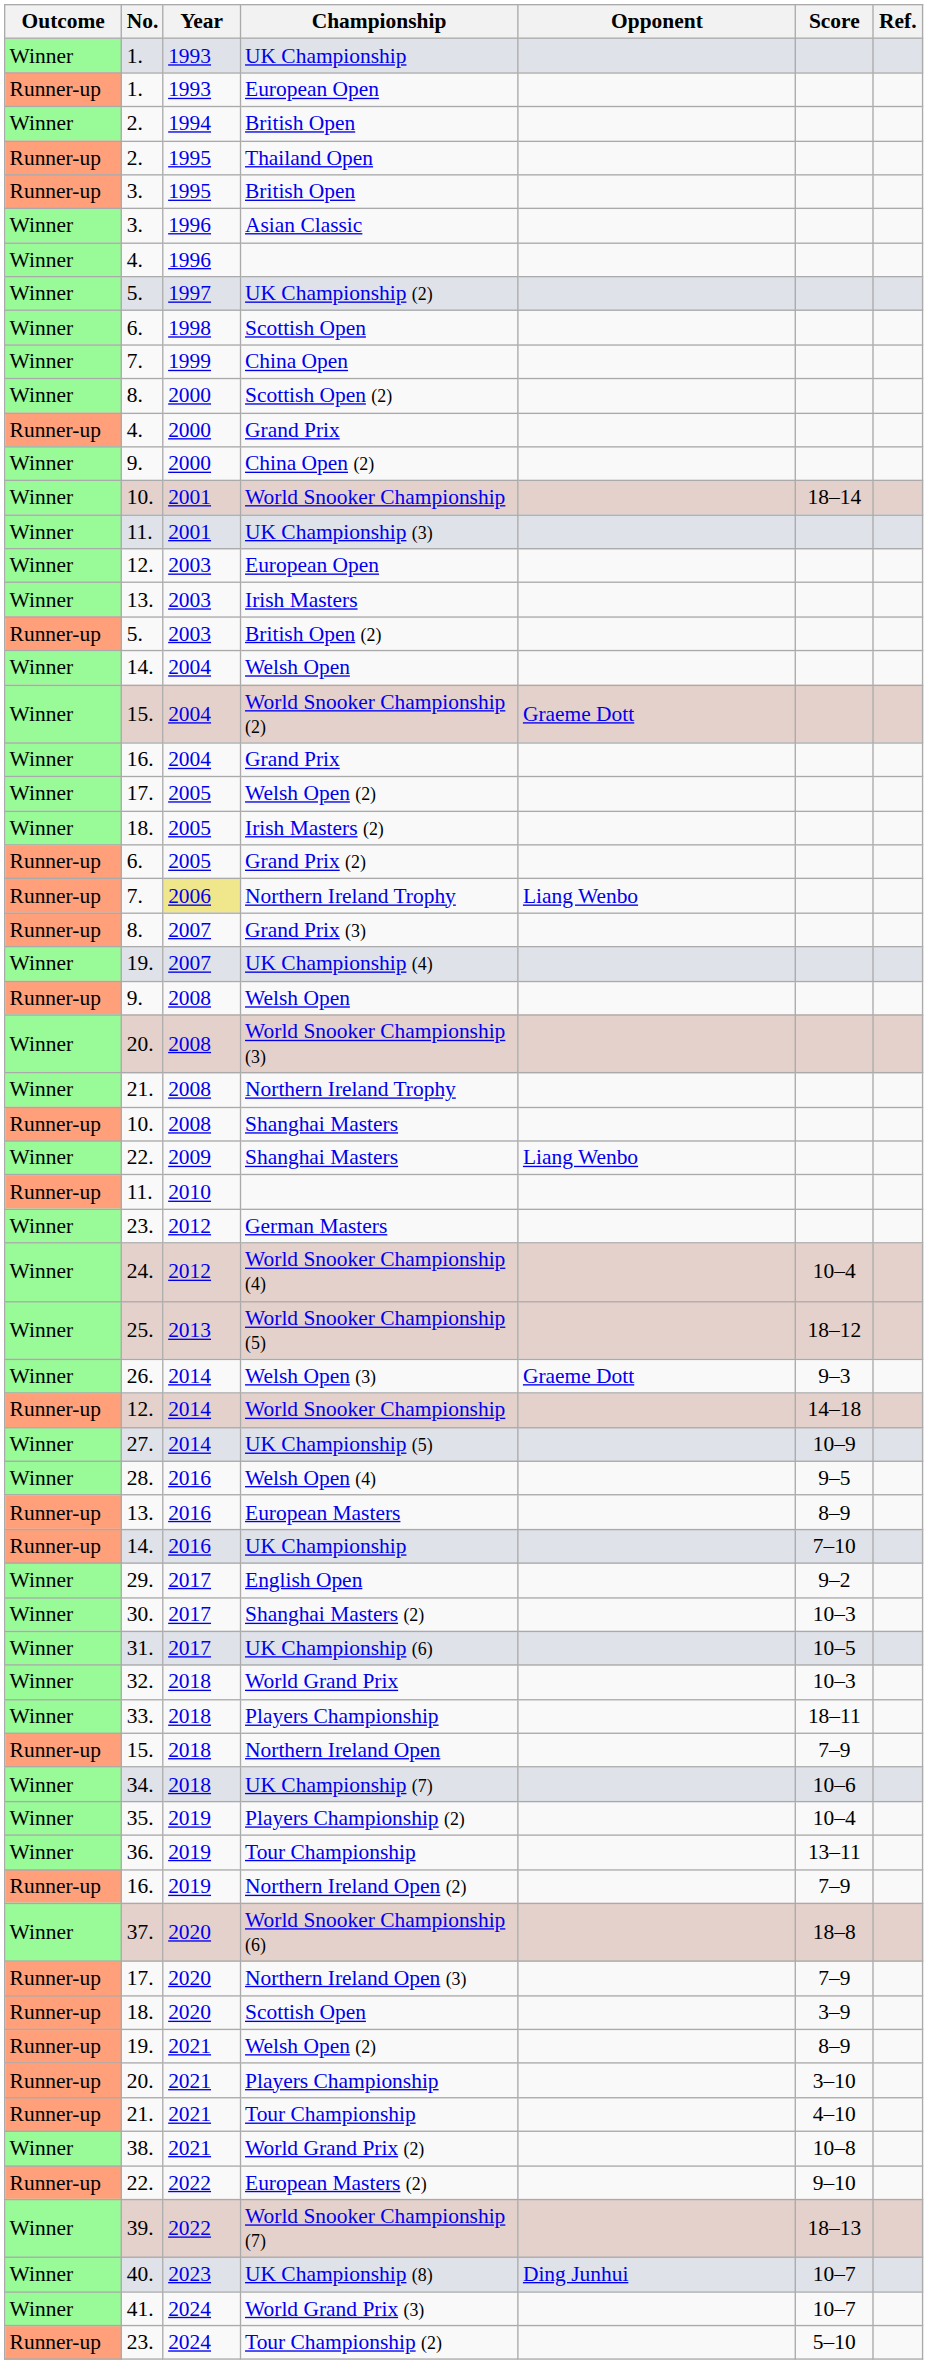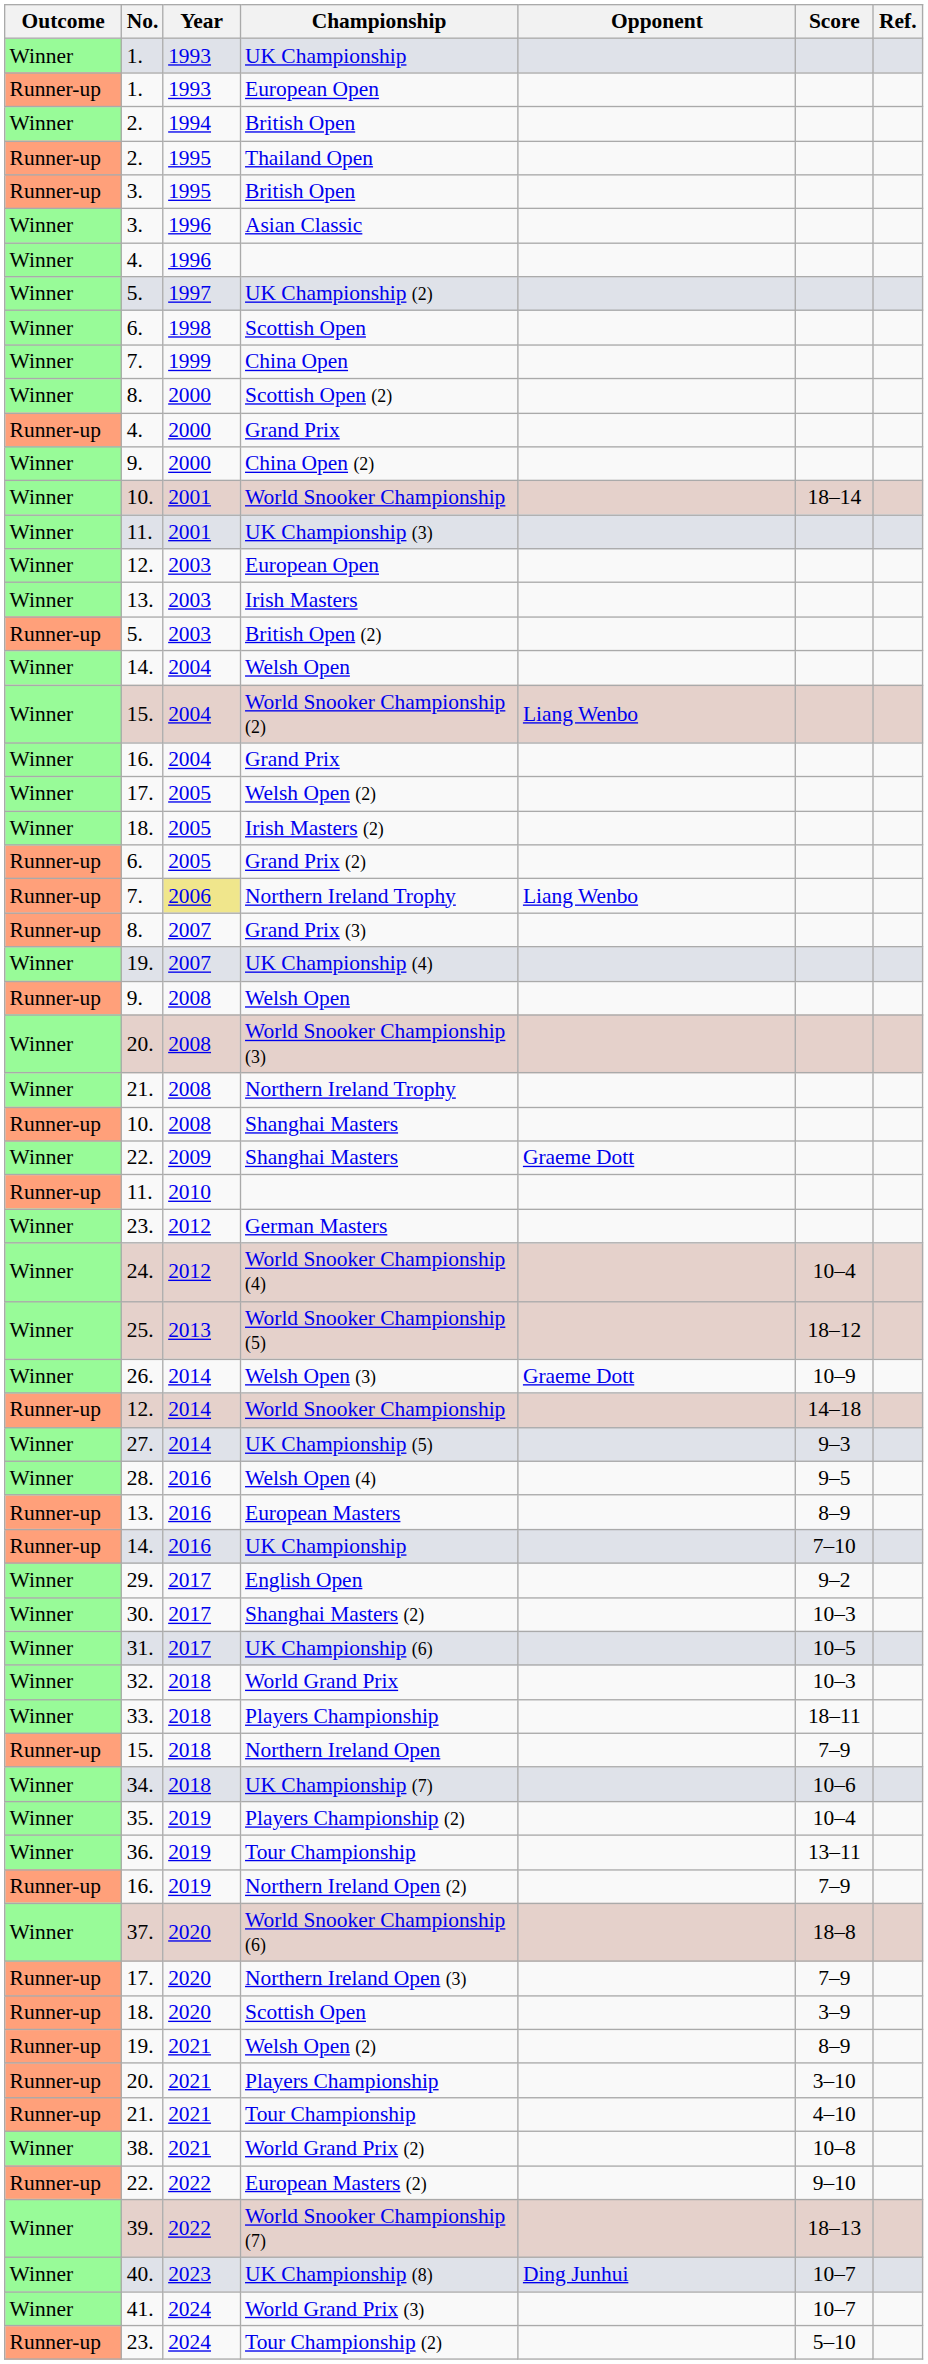(579, 713) Graeme Dott -> (581, 713) Liang Wenbo
(581, 1157) Liang Wenbo -> (579, 1157) Graeme Dott
(834, 1376) 9–3 -> (834, 1376) 10–9
(834, 1444) 10–9 -> (834, 1444) 9–3
